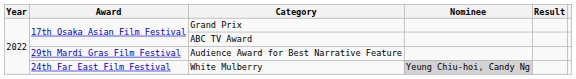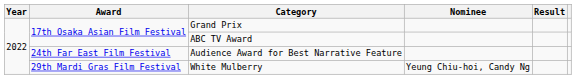(106, 53) 29th Mardi Gras Film Festival -> (101, 53) 24th Far East Film Festival
(101, 67) 24th Far East Film Festival -> (106, 67) 29th Mardi Gras Film Festival
(468, 67) lightgrey background -> (468, 67) no background
